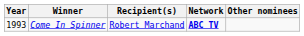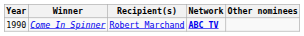(16, 25) 1993 -> (16, 25) 1990
